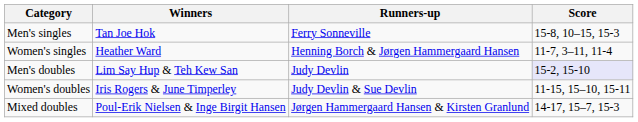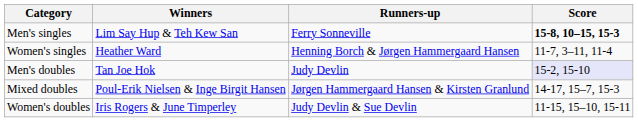(125, 32) Tan Joe Hok -> (167, 32) Lim Say Hup & Teh Kew San
(577, 32) normal -> (577, 32) bold
(167, 70) Lim Say Hup & Teh Kew San -> (125, 70) Tan Joe Hok
rows swapped: (49, 88) <-> (42, 107)
